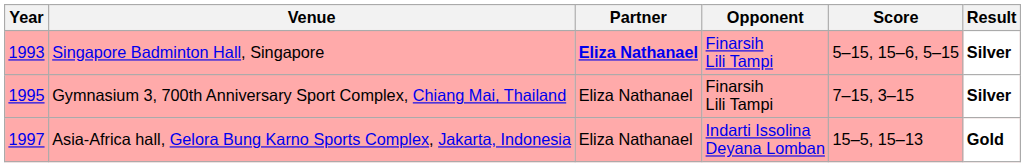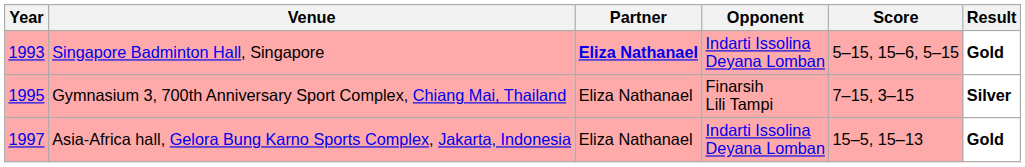(739, 53) Finarsih Lili Tampi -> (765, 53) Indarti Issolina Deyana Lomban
(989, 53) Silver -> (985, 53) Gold
